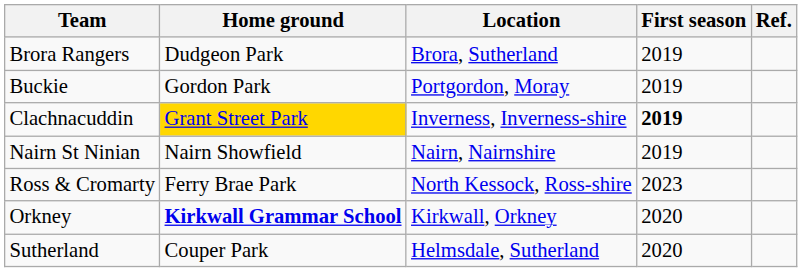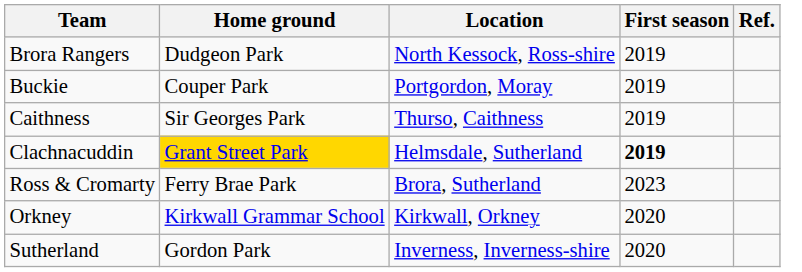(484, 53) Brora, Sutherland -> (505, 53) North Kessock, Ross-shire
(218, 86) Gordon Park -> (216, 86) Couper Park
+ row: (50, 119)
(519, 119) Inverness, Inverness-shire -> (488, 151) Helmsdale, Sutherland
- row: (75, 151)
(521, 184) North Kessock, Ross-shire -> (468, 184) Brora, Sutherland
(283, 217) bold -> (275, 217) normal
(216, 250) Couper Park -> (218, 250) Gordon Park
(505, 250) Helmsdale, Sutherland -> (502, 250) Inverness, Inverness-shire
